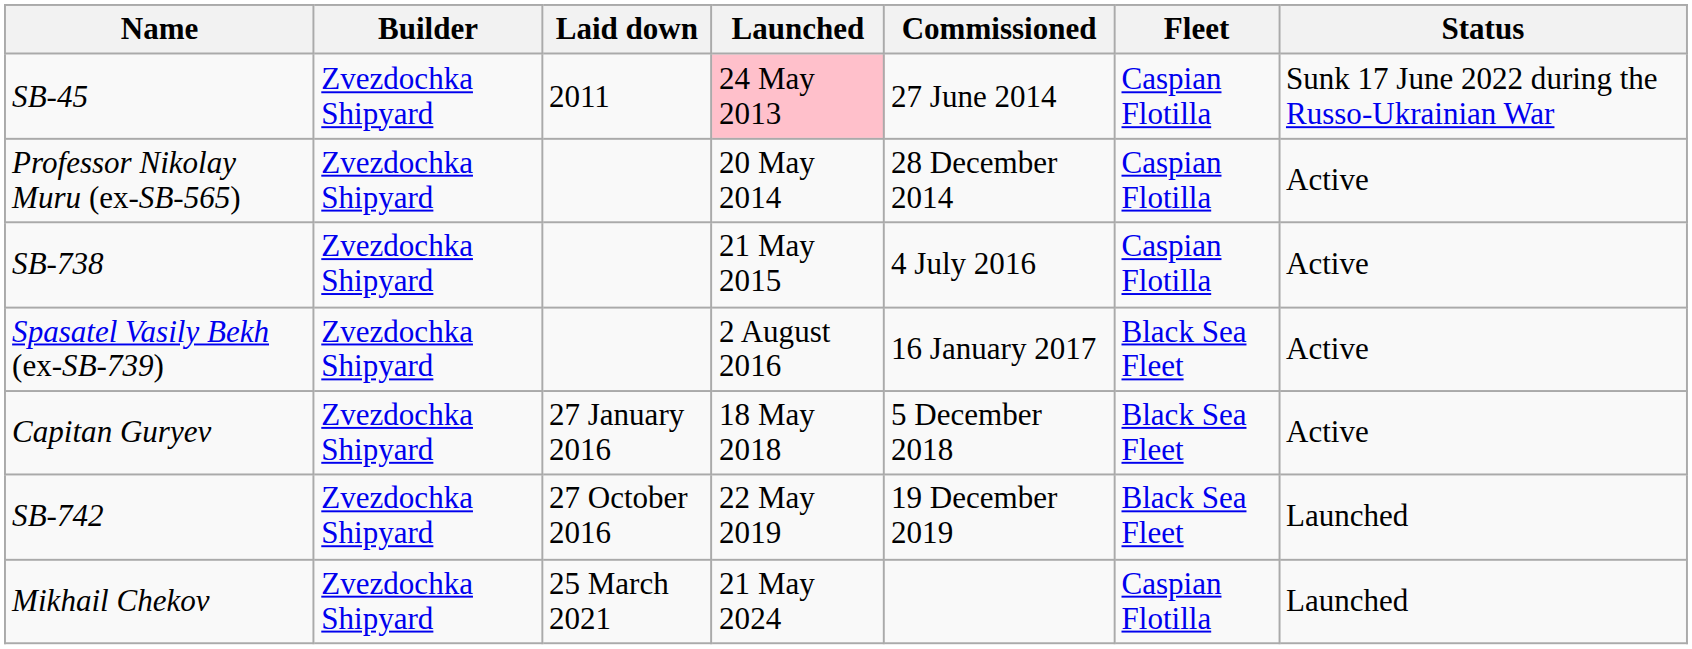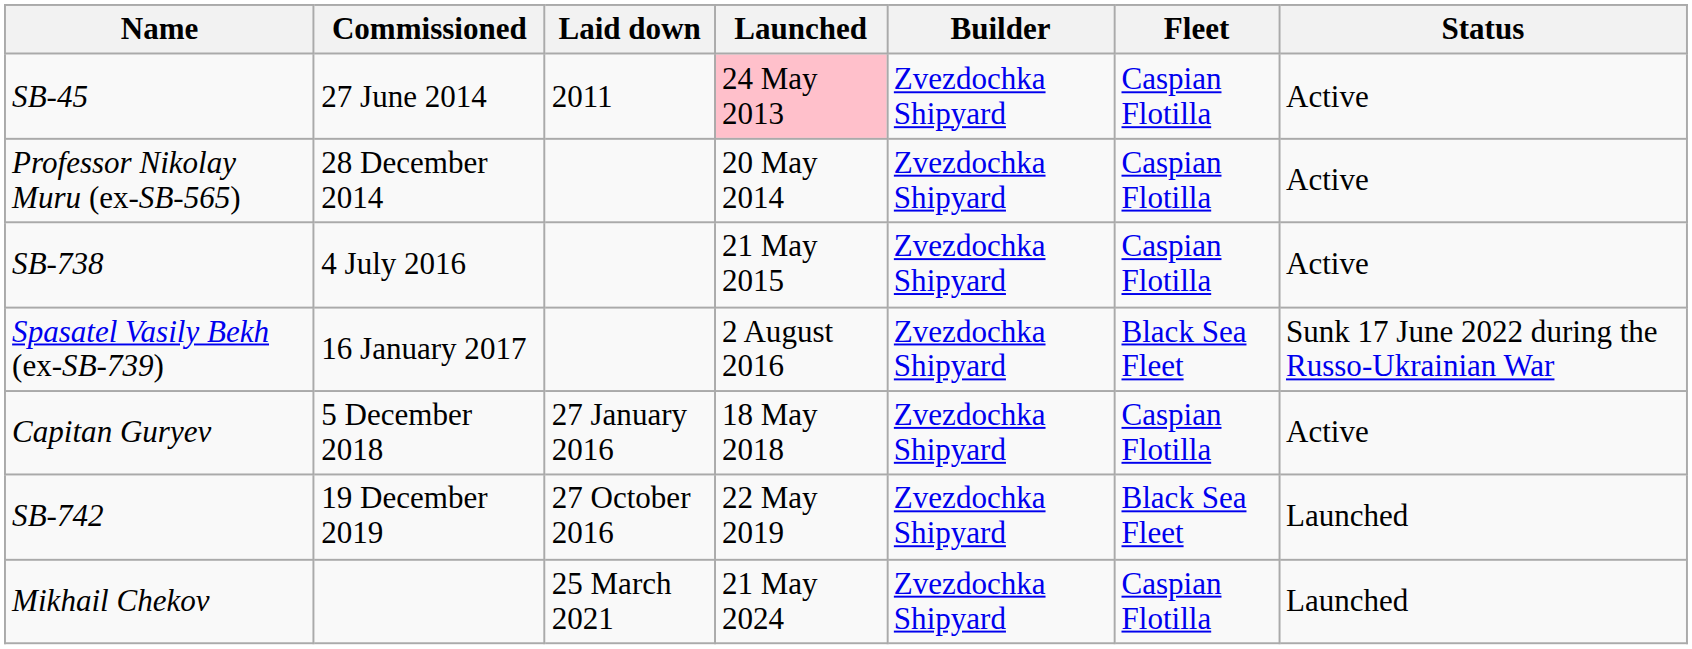columns swapped: (428, 29) <-> (999, 29)
(1472, 95) Sunk 17 June 2022 during the Russo-Ukrainian War -> (1327, 95) Active
(1327, 348) Active -> (1472, 348) Sunk 17 June 2022 during the Russo-Ukrainian War
(1184, 432) Black Sea Fleet -> (1172, 432) Caspian Flotilla
